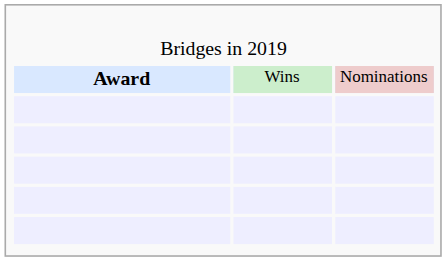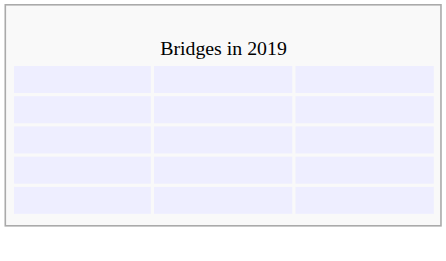- row: (122, 80)
